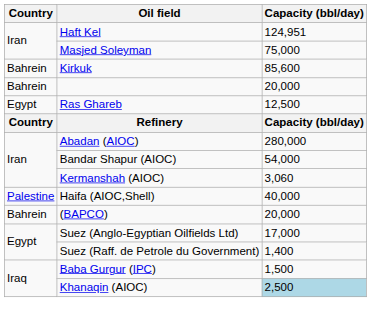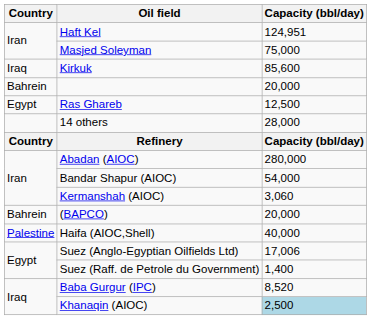(27, 68) Bahrein -> (17, 68) Iraq
+ row: (84, 123)
rows swapped: (107, 196) <-> (84, 214)
(282, 232) 17,000 -> (282, 251) 17,006
(279, 269) 1,500 -> (279, 287) 8,520
